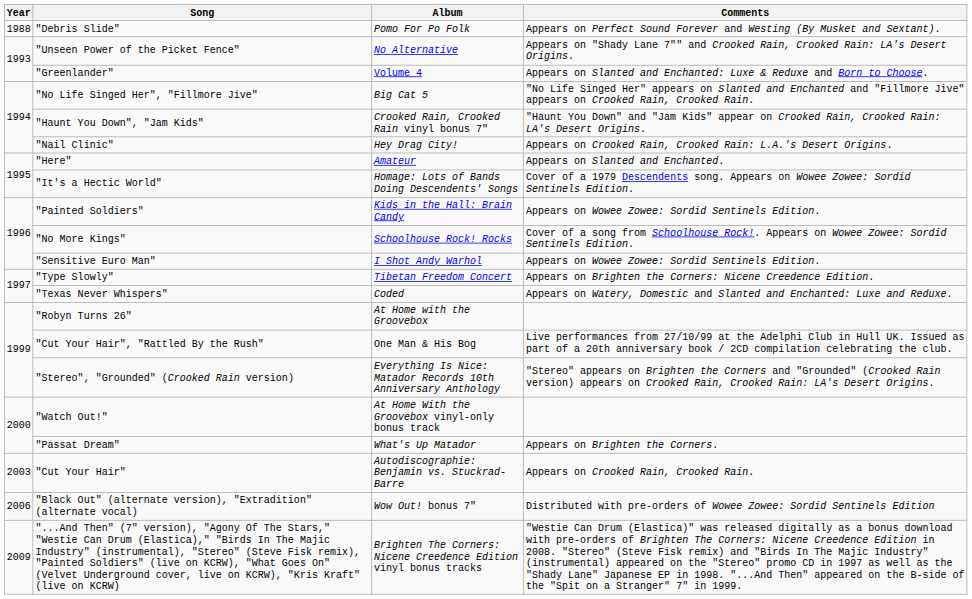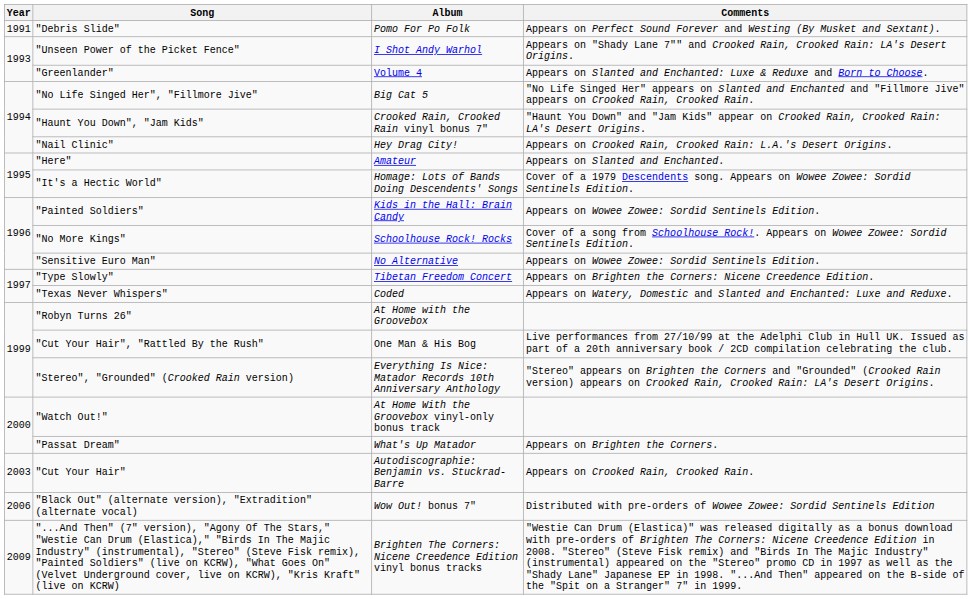(19, 29) 1988 -> (19, 29) 1991
(416, 51) No Alternative -> (428, 51) I Shot Andy Warhol
(428, 261) I Shot Andy Warhol -> (416, 261) No Alternative
